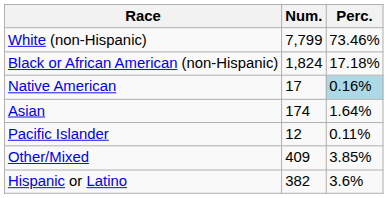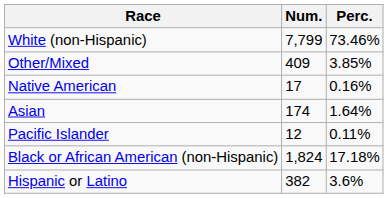rows swapped: (143, 63) <-> (48, 157)
(350, 87) lightblue background -> (350, 87) no background
